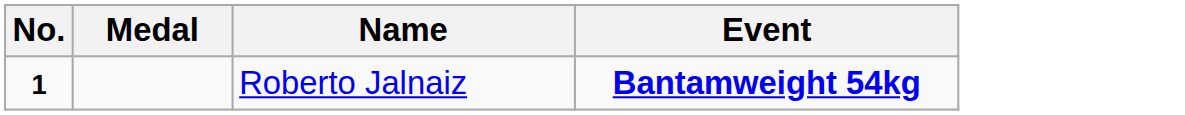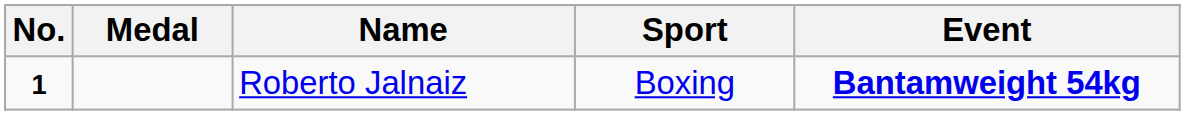+ column: (685, 30)
